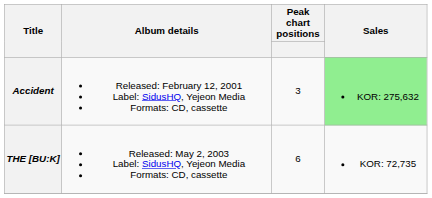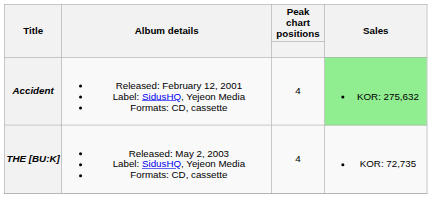(298, 91) 3 -> (298, 91) 4
(298, 159) 6 -> (298, 159) 4
